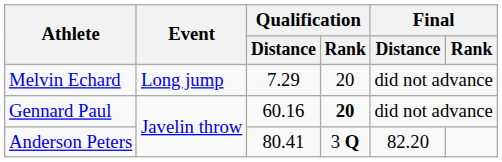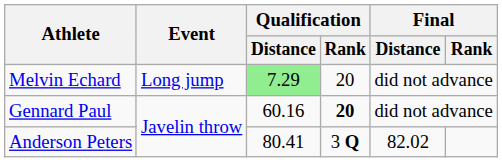(283, 80) no background -> (283, 80) lightgreen background
(408, 142) 82.20 -> (408, 142) 82.02
